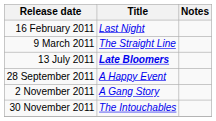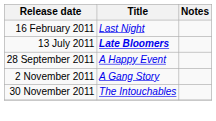- row: (64, 44)
